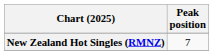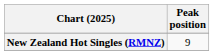(188, 42) 7 -> (188, 42) 9
